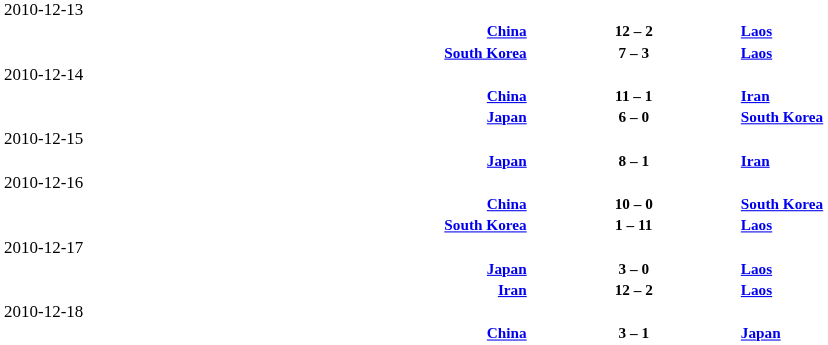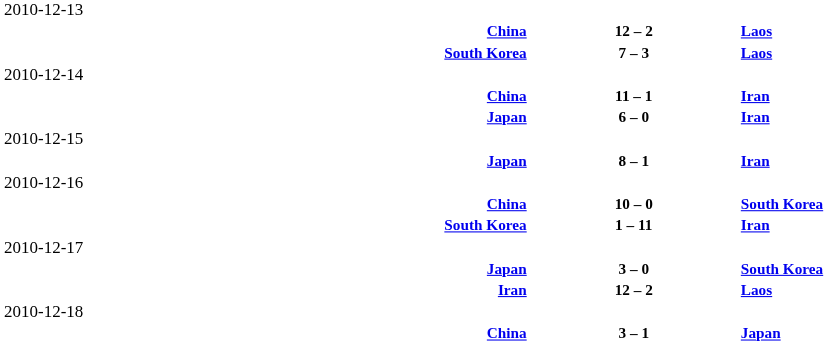(782, 117) South Korea -> (755, 117) Iran
(757, 225) Laos -> (755, 225) Iran
(757, 268) Laos -> (782, 268) South Korea
